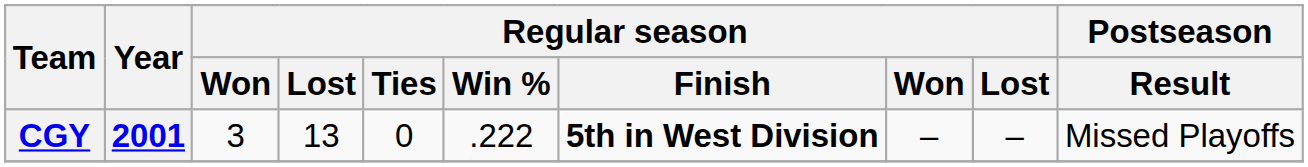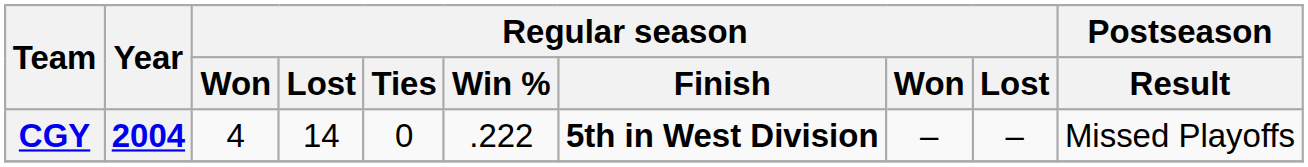(148, 136) 2001 -> (148, 136) 2004
(236, 136) 3 -> (236, 136) 4
(321, 136) 13 -> (321, 136) 14
